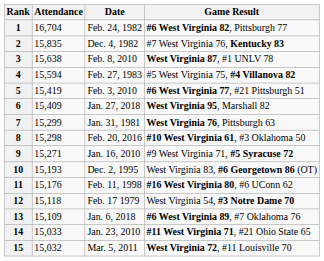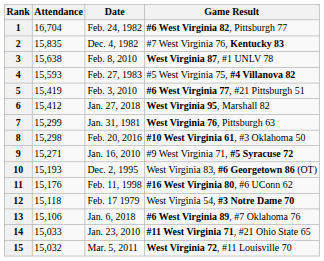(48, 75) 15,594 -> (48, 75) 15,593
(48, 106) 15,409 -> (48, 106) 15,412
(48, 216) 15,109 -> (48, 216) 15,106
